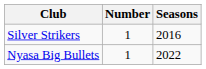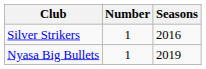(169, 54) 2022 -> (169, 54) 2019
